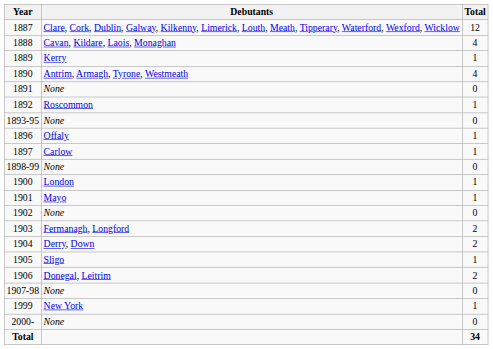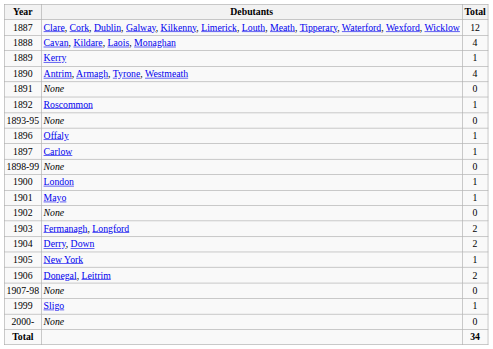(54, 259) Sligo -> (63, 259) New York
(63, 306) New York -> (54, 306) Sligo
